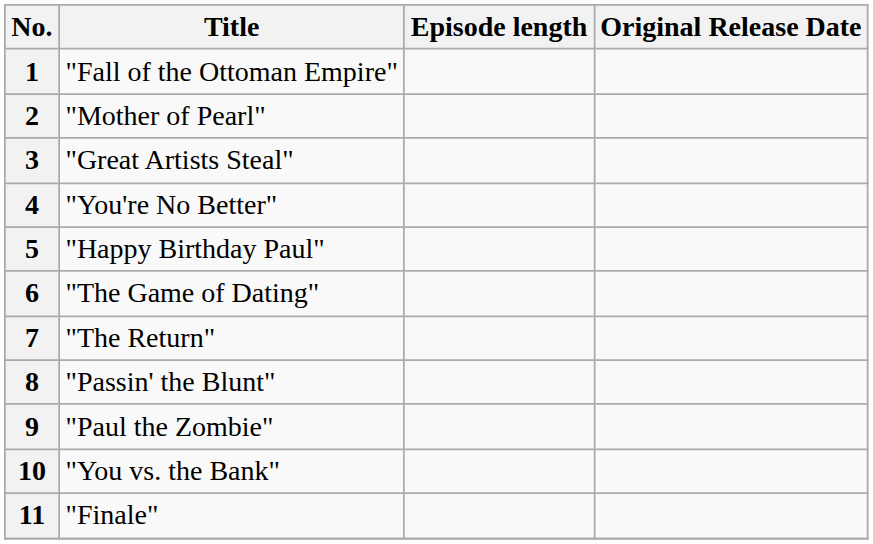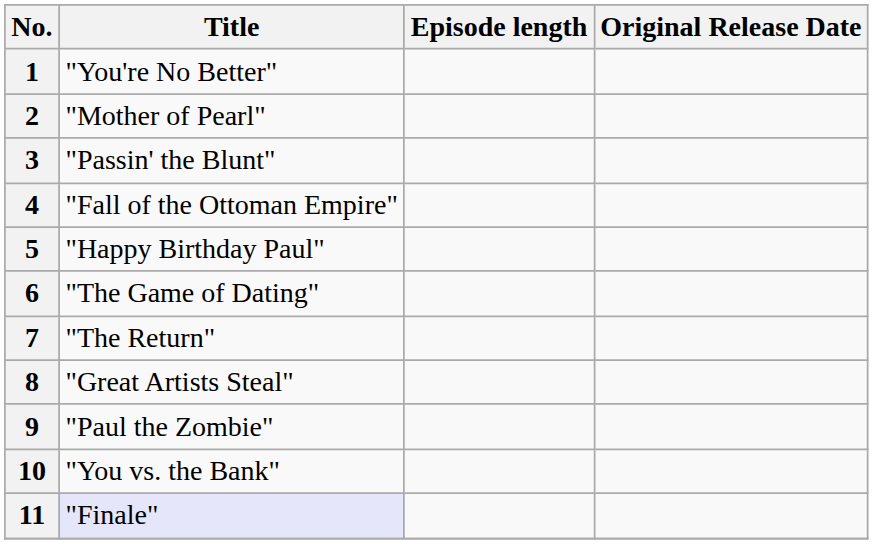(232, 71) "Fall of the Ottoman Empire" -> (171, 71) "You're No Better"
(180, 159) "Great Artists Steal" -> (170, 159) "Passin' the Blunt"
(171, 204) "You're No Better" -> (232, 204) "Fall of the Ottoman Empire"
(170, 381) "Passin' the Blunt" -> (180, 381) "Great Artists Steal"
(112, 515) no background -> (112, 515) lavender background
